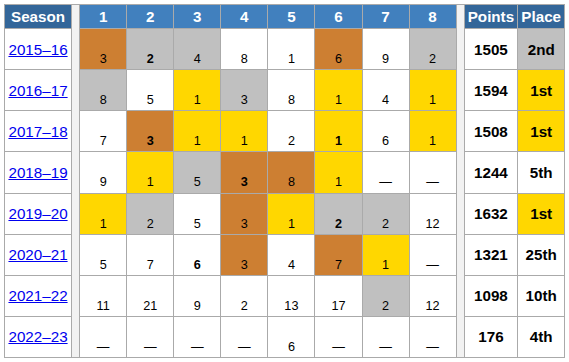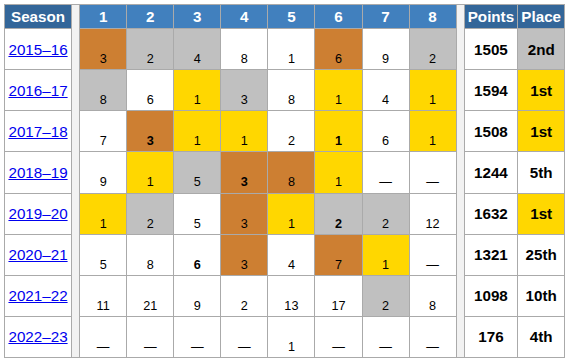(150, 58) bold -> (150, 59) normal
(150, 100) 5 -> (150, 100) 6
(150, 265) 7 -> (150, 265) 8
(433, 306) 12 -> (433, 306) 8
(291, 347) 6 -> (291, 347) 1
